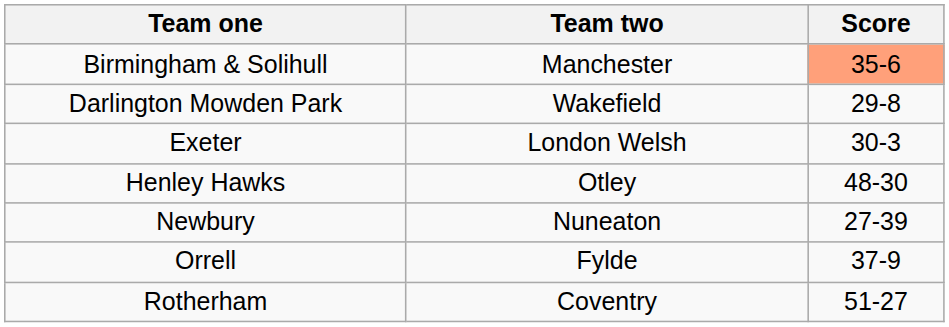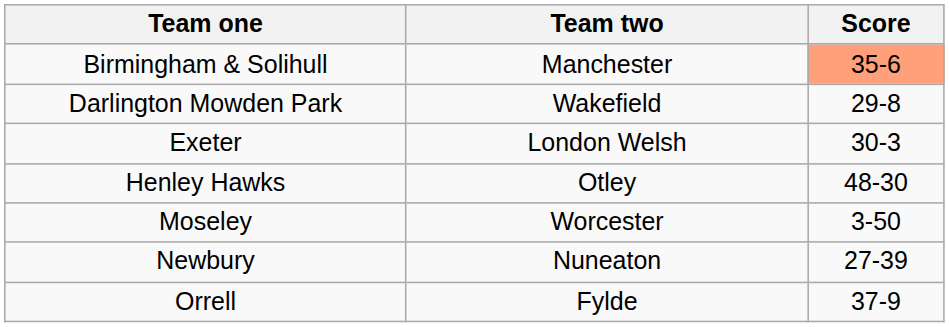+ row: (206, 222)
- row: (206, 301)
